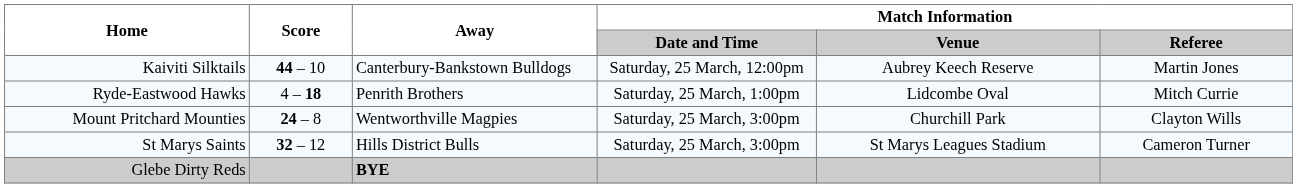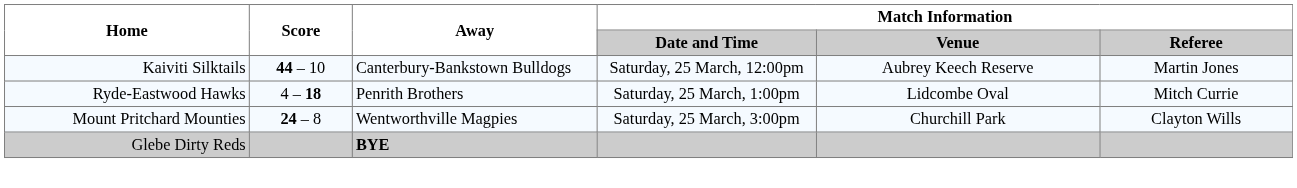- row: (194, 144)
